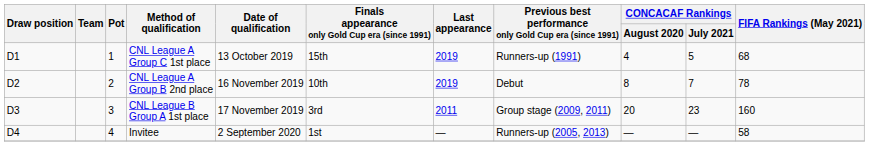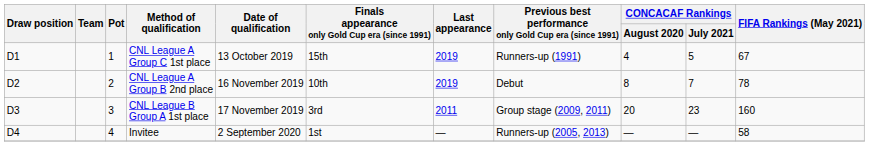(744, 56) 68 -> (744, 56) 67
